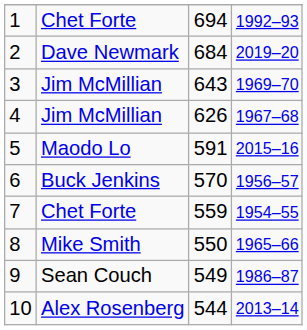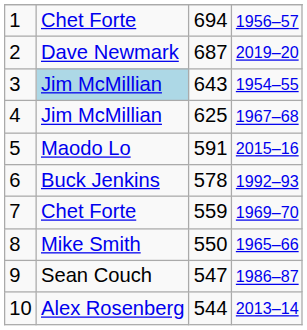(267, 21) 1992–93 -> (267, 21) 1956–57
(211, 52) 684 -> (211, 52) 687
(101, 84) no background -> (101, 84) lightblue background
(267, 85) 1969–70 -> (267, 85) 1954–55
(211, 116) 626 -> (211, 116) 625
(211, 180) 570 -> (211, 180) 578
(267, 180) 1956–57 -> (267, 180) 1992–93
(267, 212) 1954–55 -> (267, 212) 1969–70
(211, 276) 549 -> (211, 276) 547
